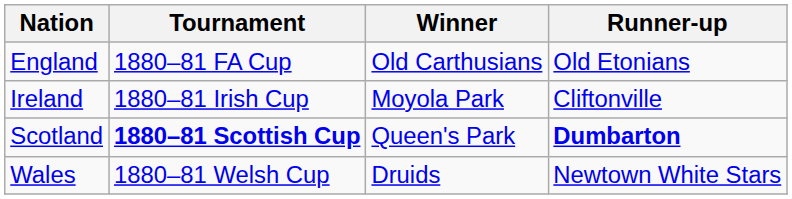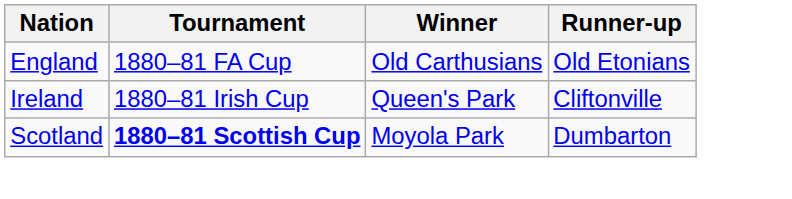(438, 99) Moyola Park -> (443, 99) Queen's Park
(443, 136) Queen's Park -> (438, 136) Moyola Park
(617, 136) bold -> (612, 136) normal
- row: (43, 174)
